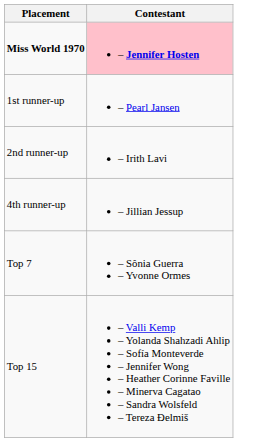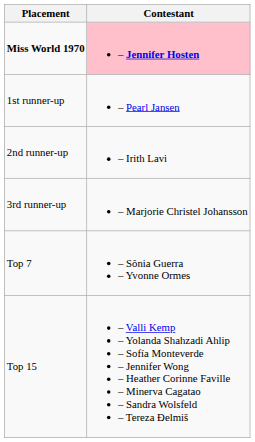+ row: (37, 204)
- row: (36, 204)
